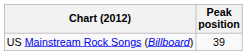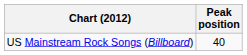(219, 42) 39 -> (219, 42) 40
